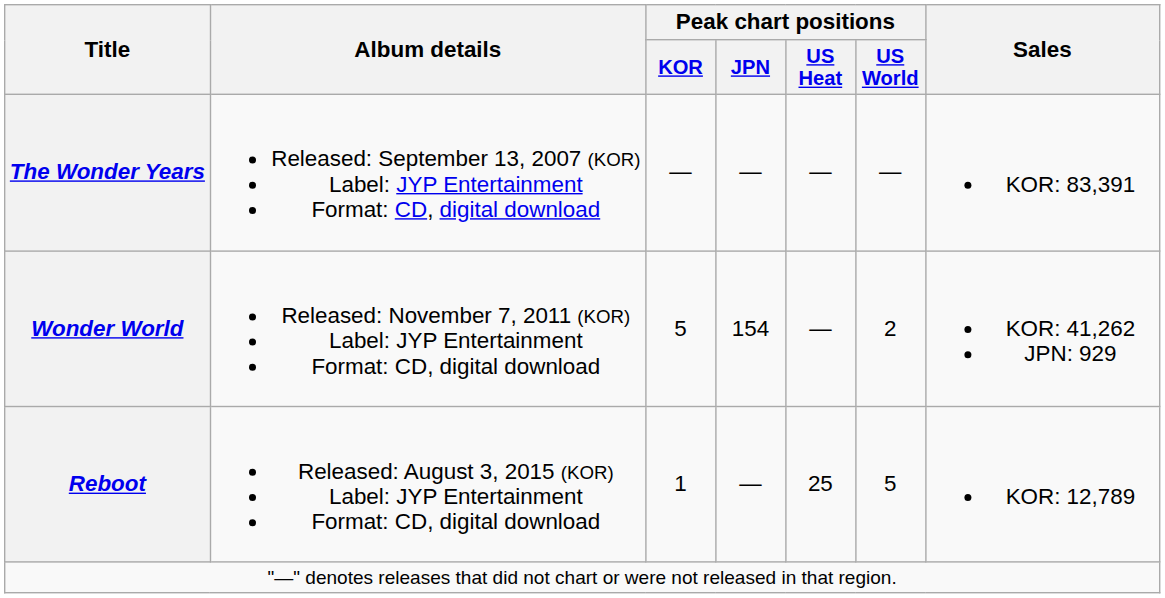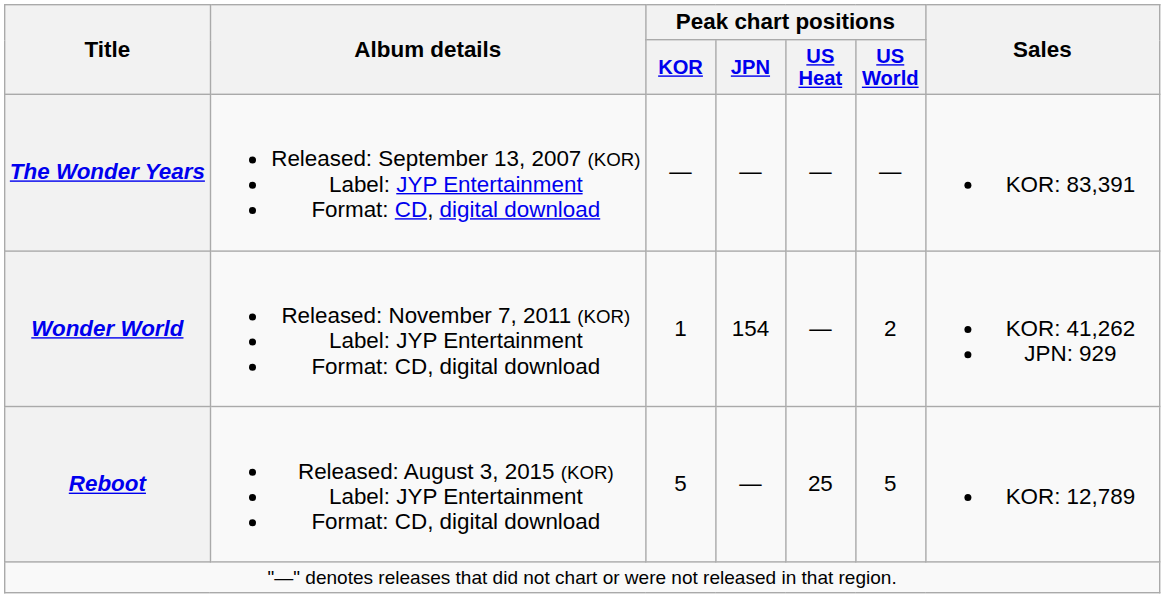(681, 328) 5 -> (681, 328) 1
(681, 484) 1 -> (681, 484) 5
